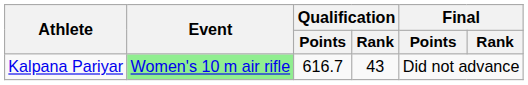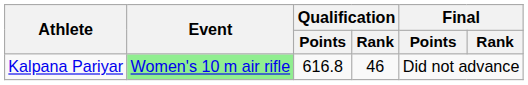(323, 67) 616.7 -> (323, 67) 616.8
(375, 67) 43 -> (375, 67) 46
